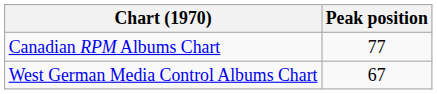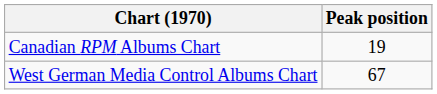(377, 46) 77 -> (377, 46) 19
